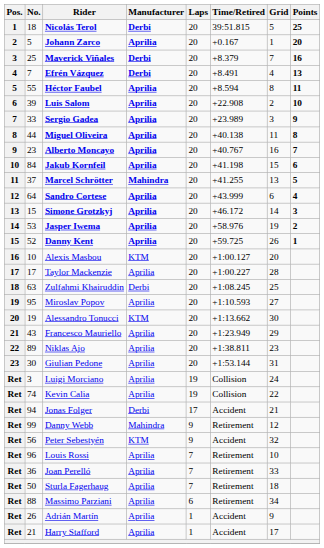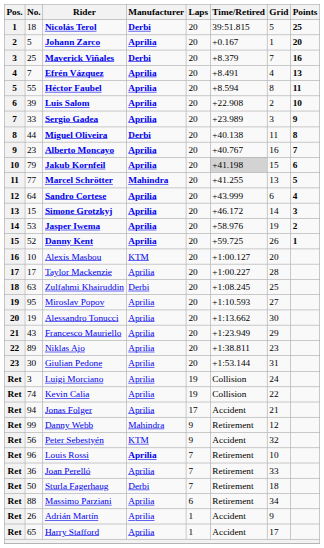(140, 73) Derbi -> (142, 73) Aprilia
(142, 134) Aprilia -> (140, 134) Derbi
(32, 165) 84 -> (32, 165) 79
(228, 165) no background -> (228, 165) lightgrey background
(32, 180) 37 -> (32, 180) 77
(139, 318) KTM -> (141, 318) Aprilia
(139, 409) Derbi -> (141, 409) Aprilia
(141, 455) normal -> (142, 455) bold
(141, 486) Aprilia -> (139, 486) Derbi
(32, 532) 21 -> (32, 532) 65
